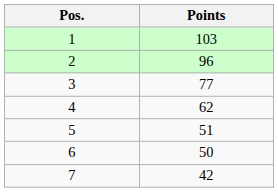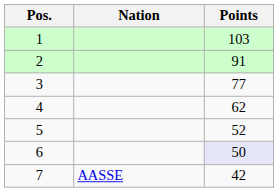+ column: (139, 15)
(206, 61) 96 -> (239, 61) 91
(206, 130) 51 -> (239, 130) 52
(206, 152) no background -> (239, 152) lavender background
